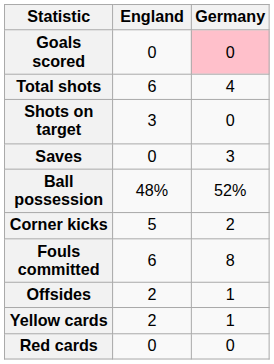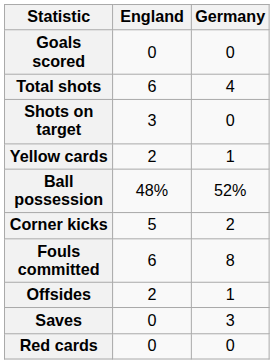(230, 52) pink background -> (230, 52) no background
rows swapped: (59, 156) <-> (59, 320)
